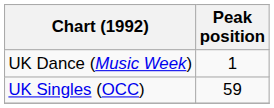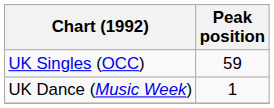rows swapped: (77, 90) <-> (100, 63)
